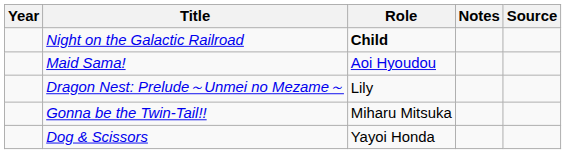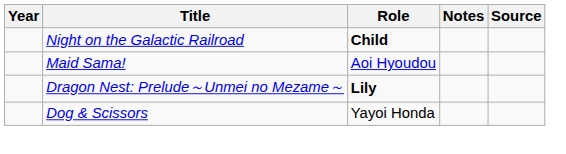(362, 88) normal -> (364, 88) bold
- row: (126, 113)
